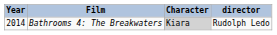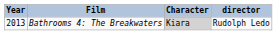(16, 24) 2014 -> (16, 24) 2013
